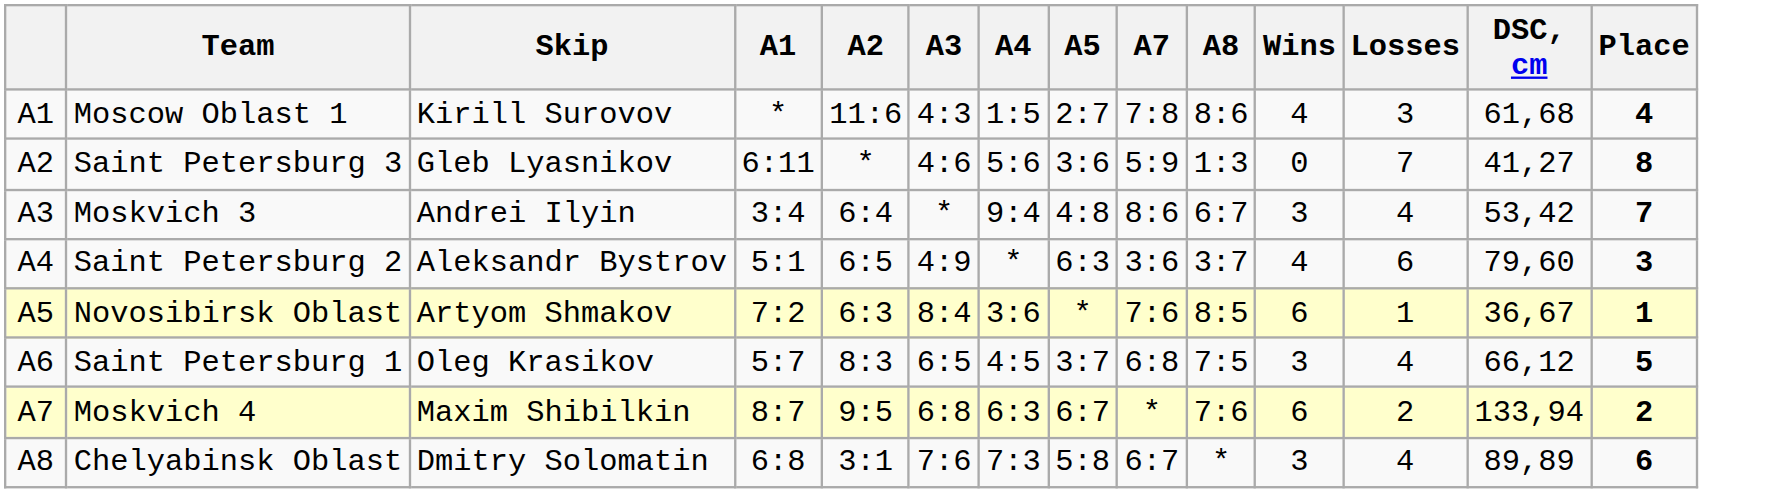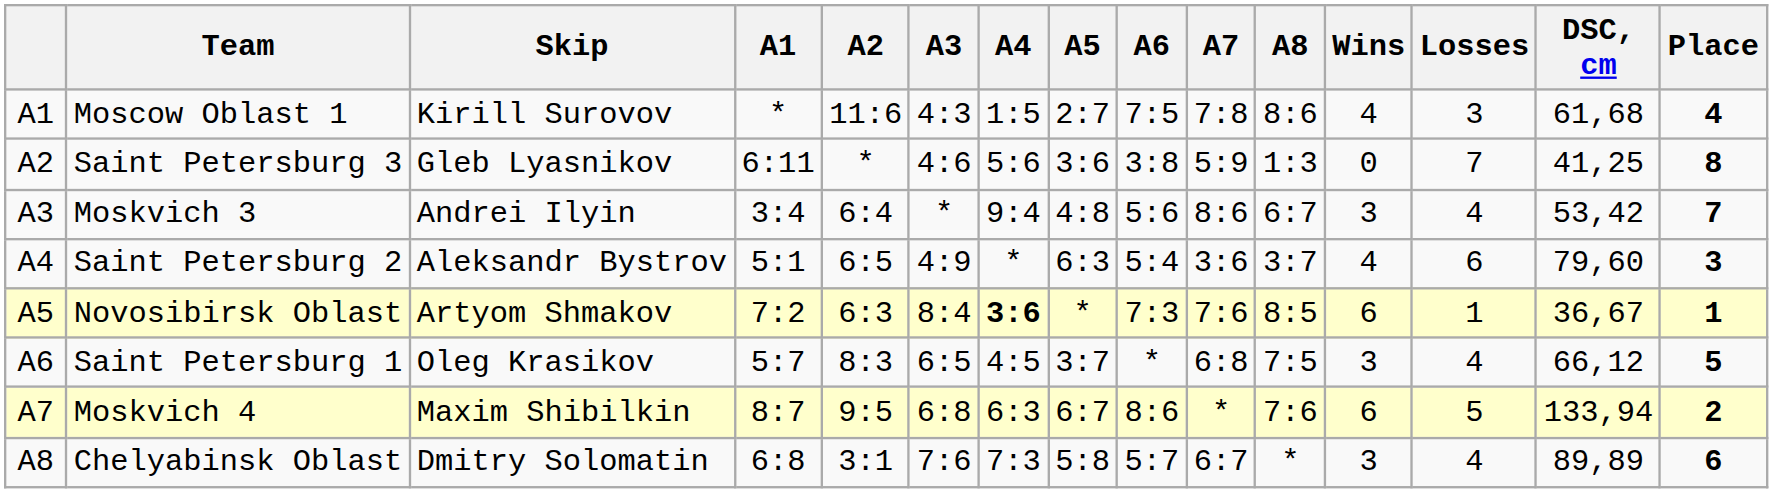+ column: (1152, 48)
(1529, 164) 41,27 -> (1598, 164) 41,25
(1013, 313) normal -> (1013, 313) bold
(1405, 412) 2 -> (1474, 412) 5
